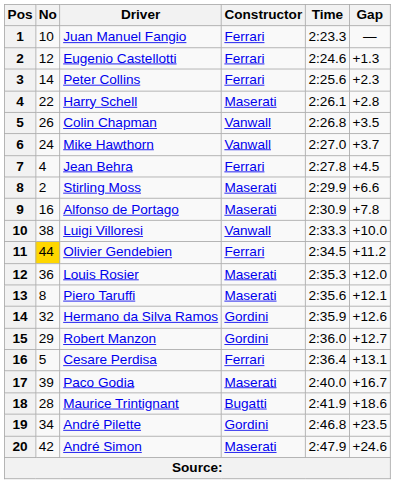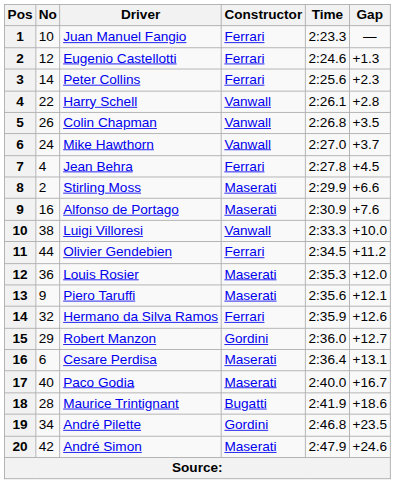(250, 101) Maserati -> (248, 101) Vanwall
(366, 209) +7.8 -> (366, 209) +7.6
(46, 252) gold background -> (46, 252) no background
(43, 295) 8 -> (43, 295) 9
(246, 317) Gordini -> (244, 317) Ferrari
(43, 360) 5 -> (43, 360) 6
(244, 360) Ferrari -> (250, 360) Maserati
(46, 381) 39 -> (46, 381) 40
